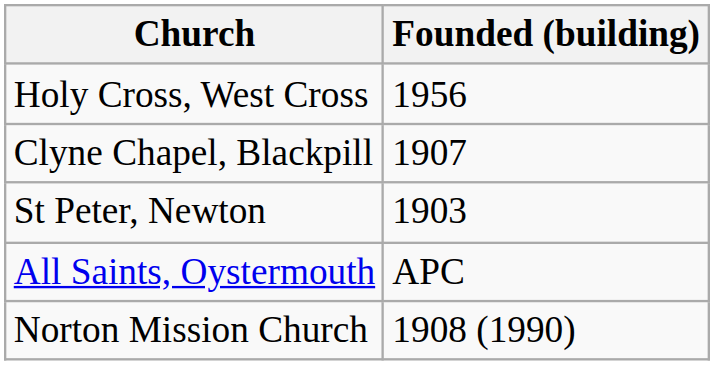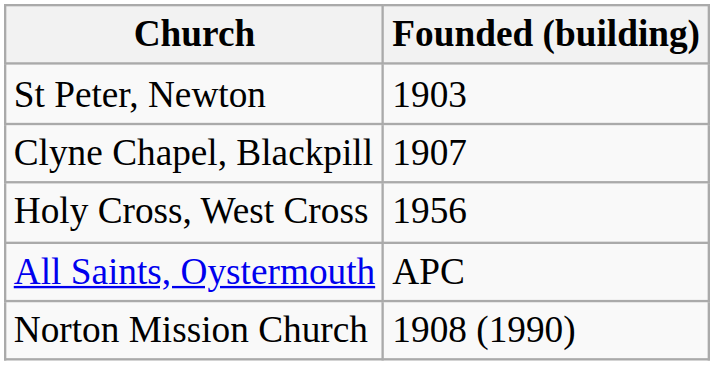rows swapped: (191, 93) <-> (140, 211)
